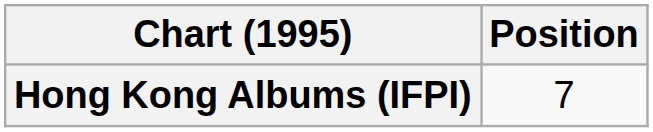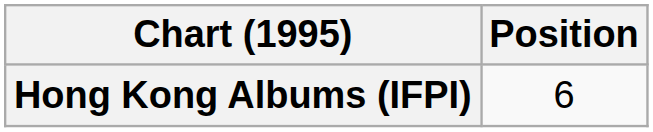(564, 94) 7 -> (564, 94) 6
